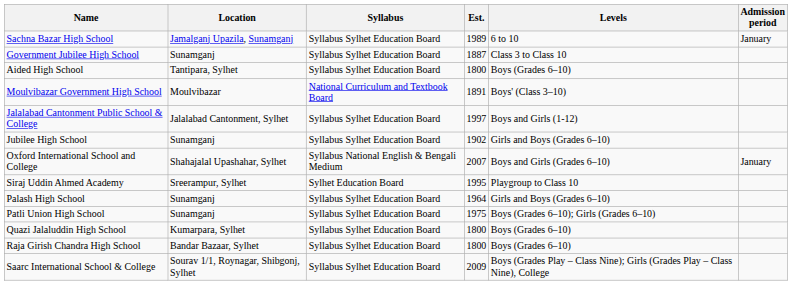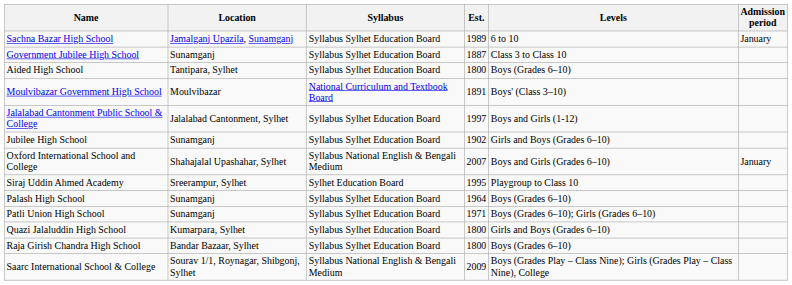(550, 198) Girls and Boys (Grades 6–10) -> (531, 198) Boys (Grades 6–10)
(476, 214) 1975 -> (476, 214) 1971
(531, 230) Boys (Grades 6–10) -> (550, 230) Girls and Boys (Grades 6–10)
(375, 267) Syllabus Sylhet Education Board -> (382, 267) Syllabus National English & Bengali Medium
